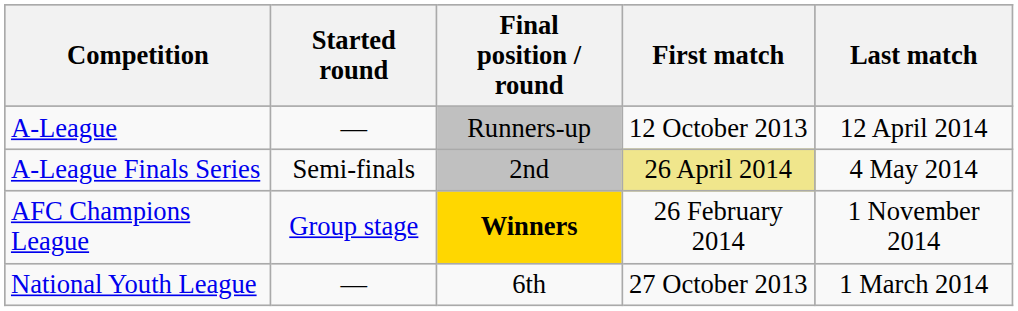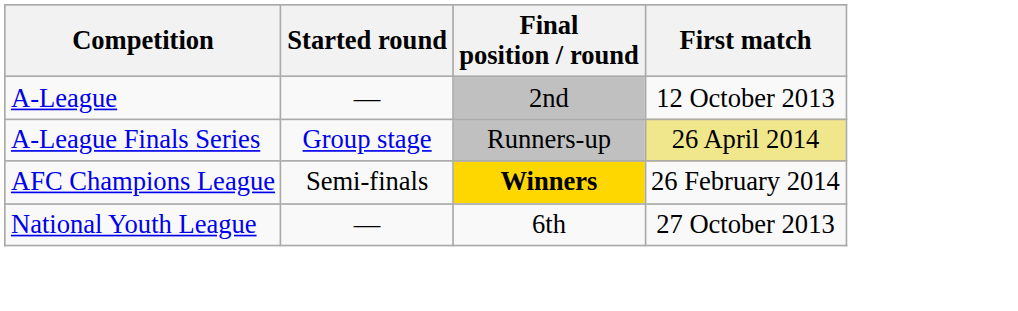- column: (914, 55)
(529, 127) Runners-up -> (549, 97) 2nd
(354, 169) Semi-finals -> (367, 139) Group stage
(529, 169) 2nd -> (549, 139) Runners-up
(354, 226) Group stage -> (367, 181) Semi-finals
